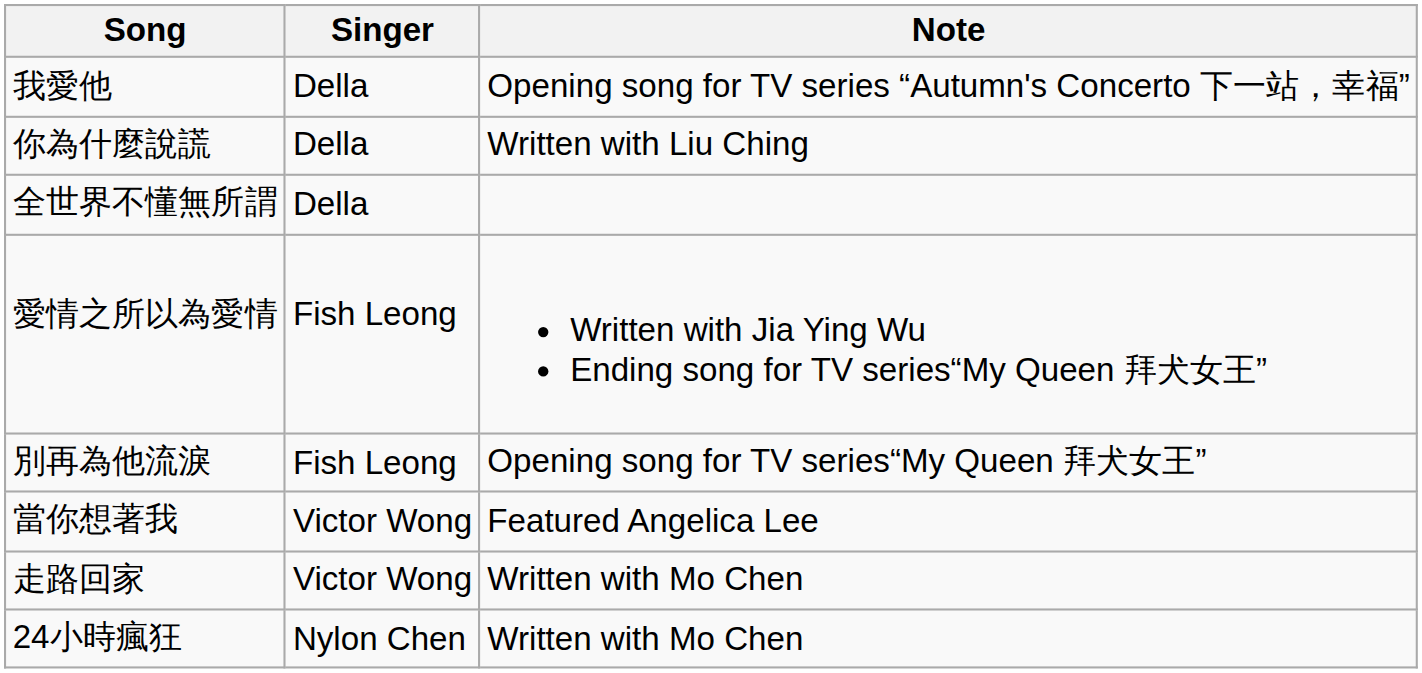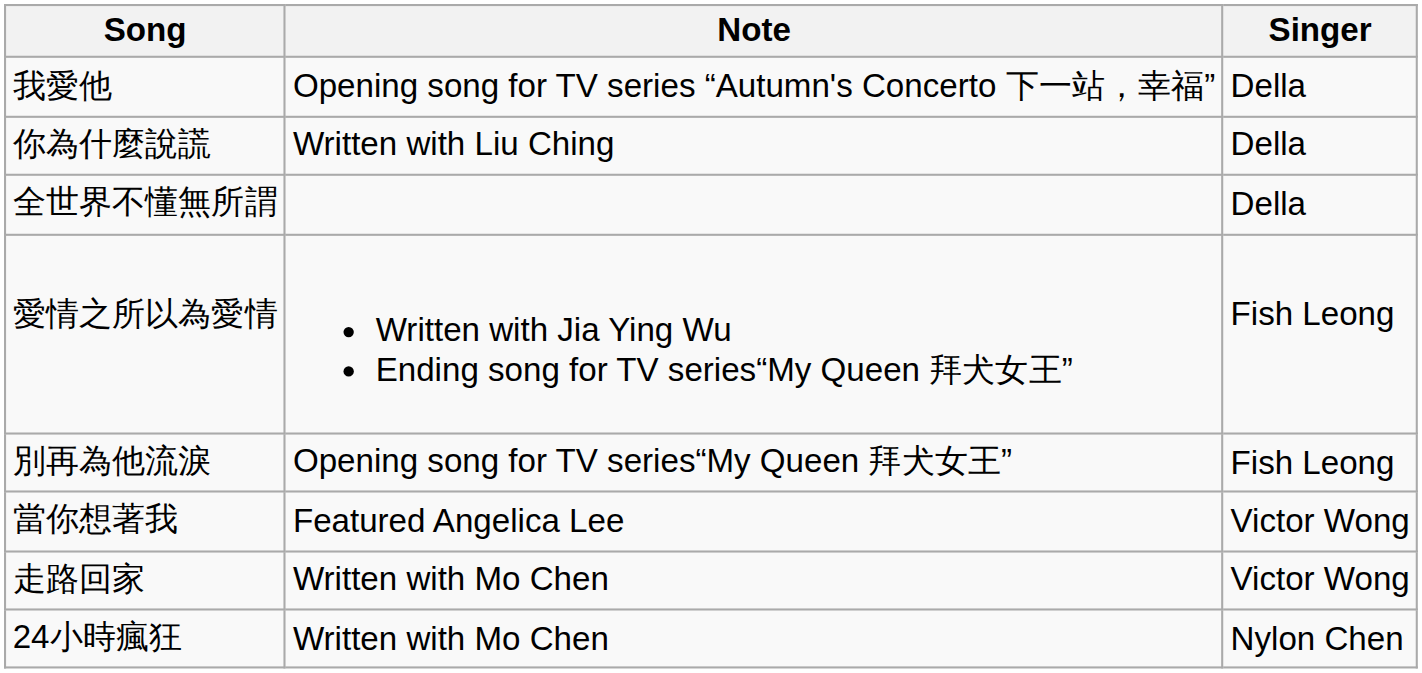columns swapped: (382, 30) <-> (949, 30)
